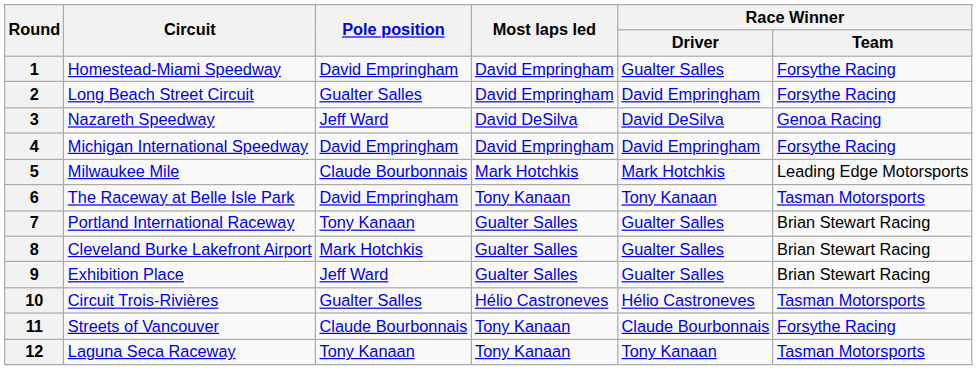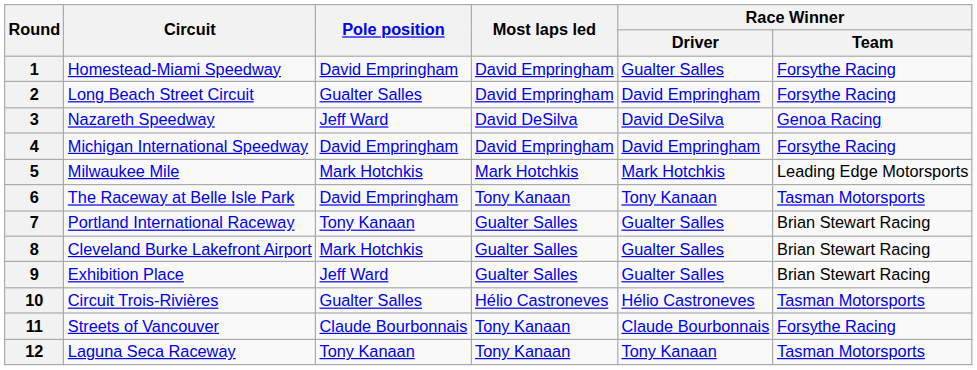(393, 171) Claude Bourbonnais -> (371, 171) Mark Hotchkis
